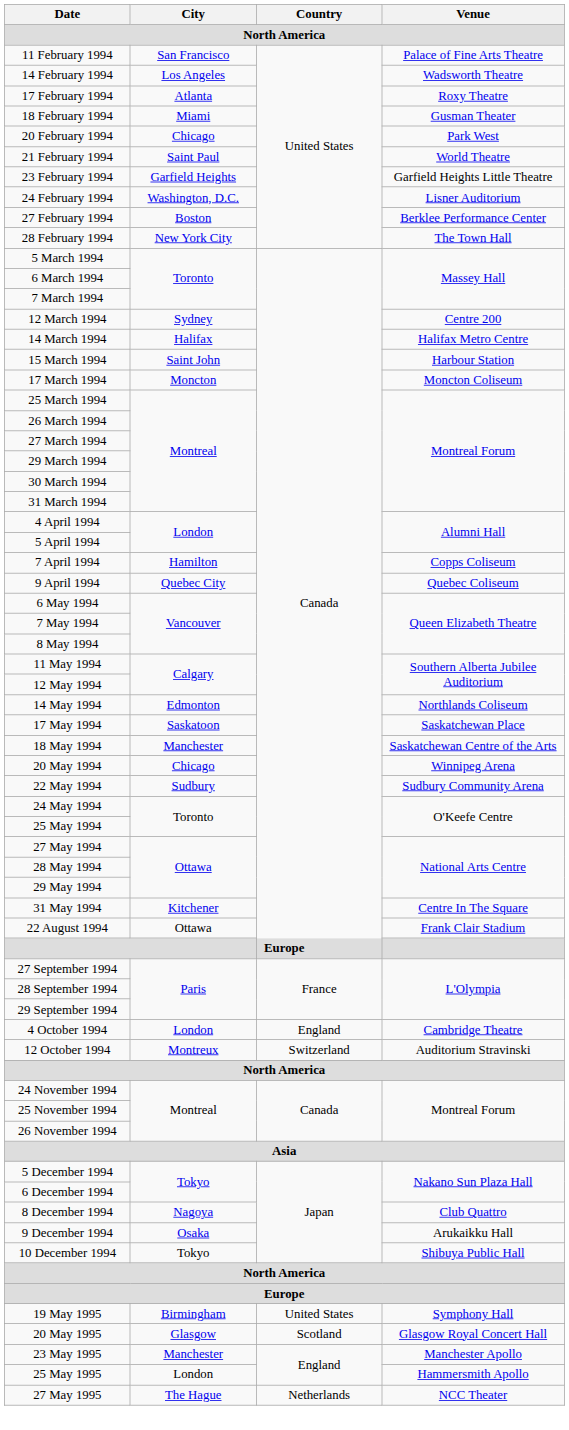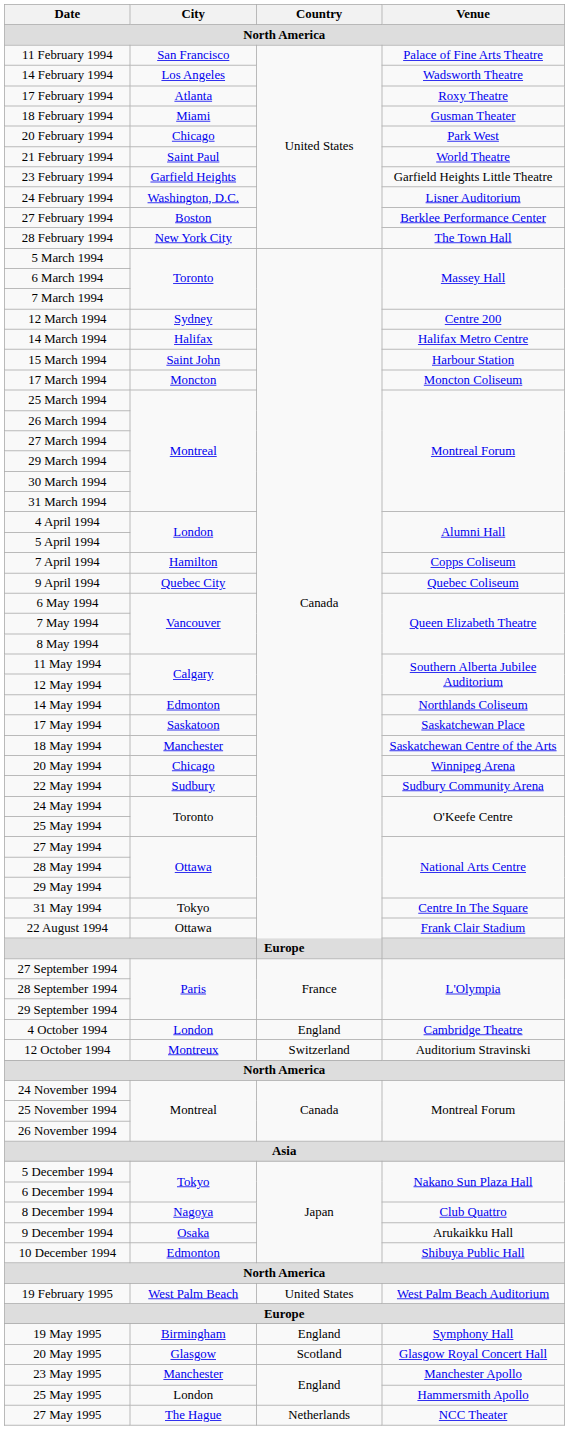(193, 907) Kitchener -> (193, 907) Tokyo
(193, 1252) Tokyo -> (193, 1252) Edmonton
+ row: (67, 1293)
(319, 1313) United States -> (319, 1334) England
